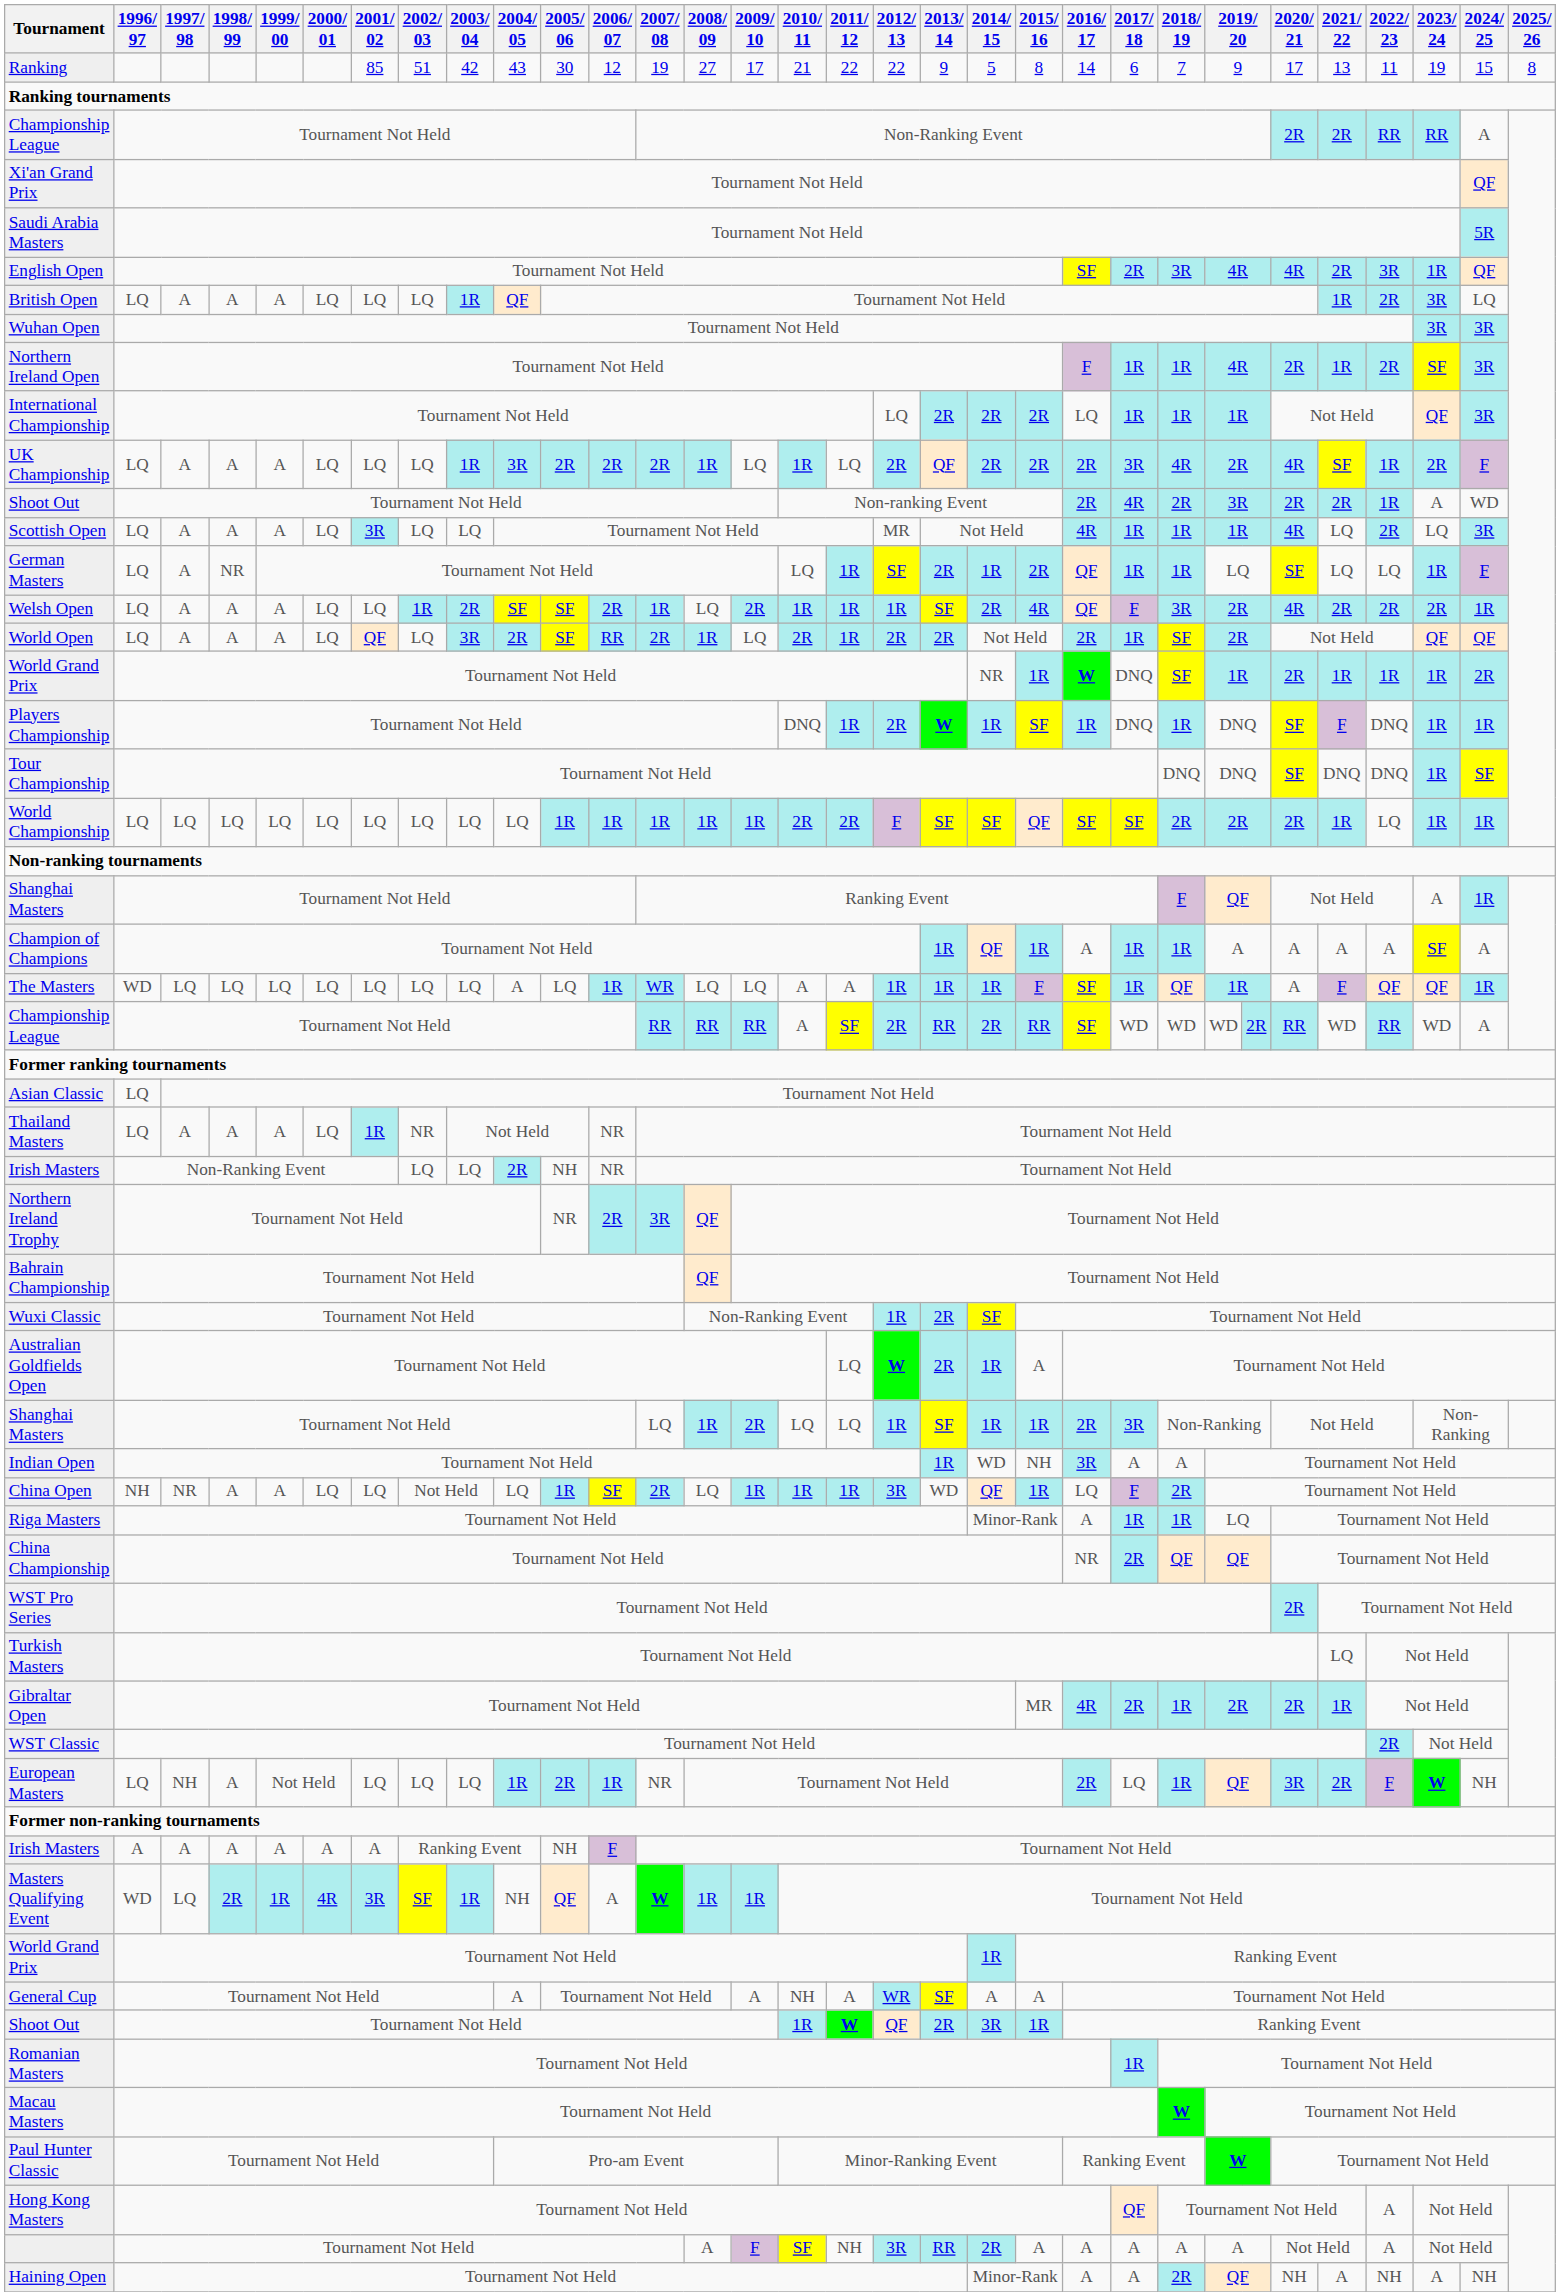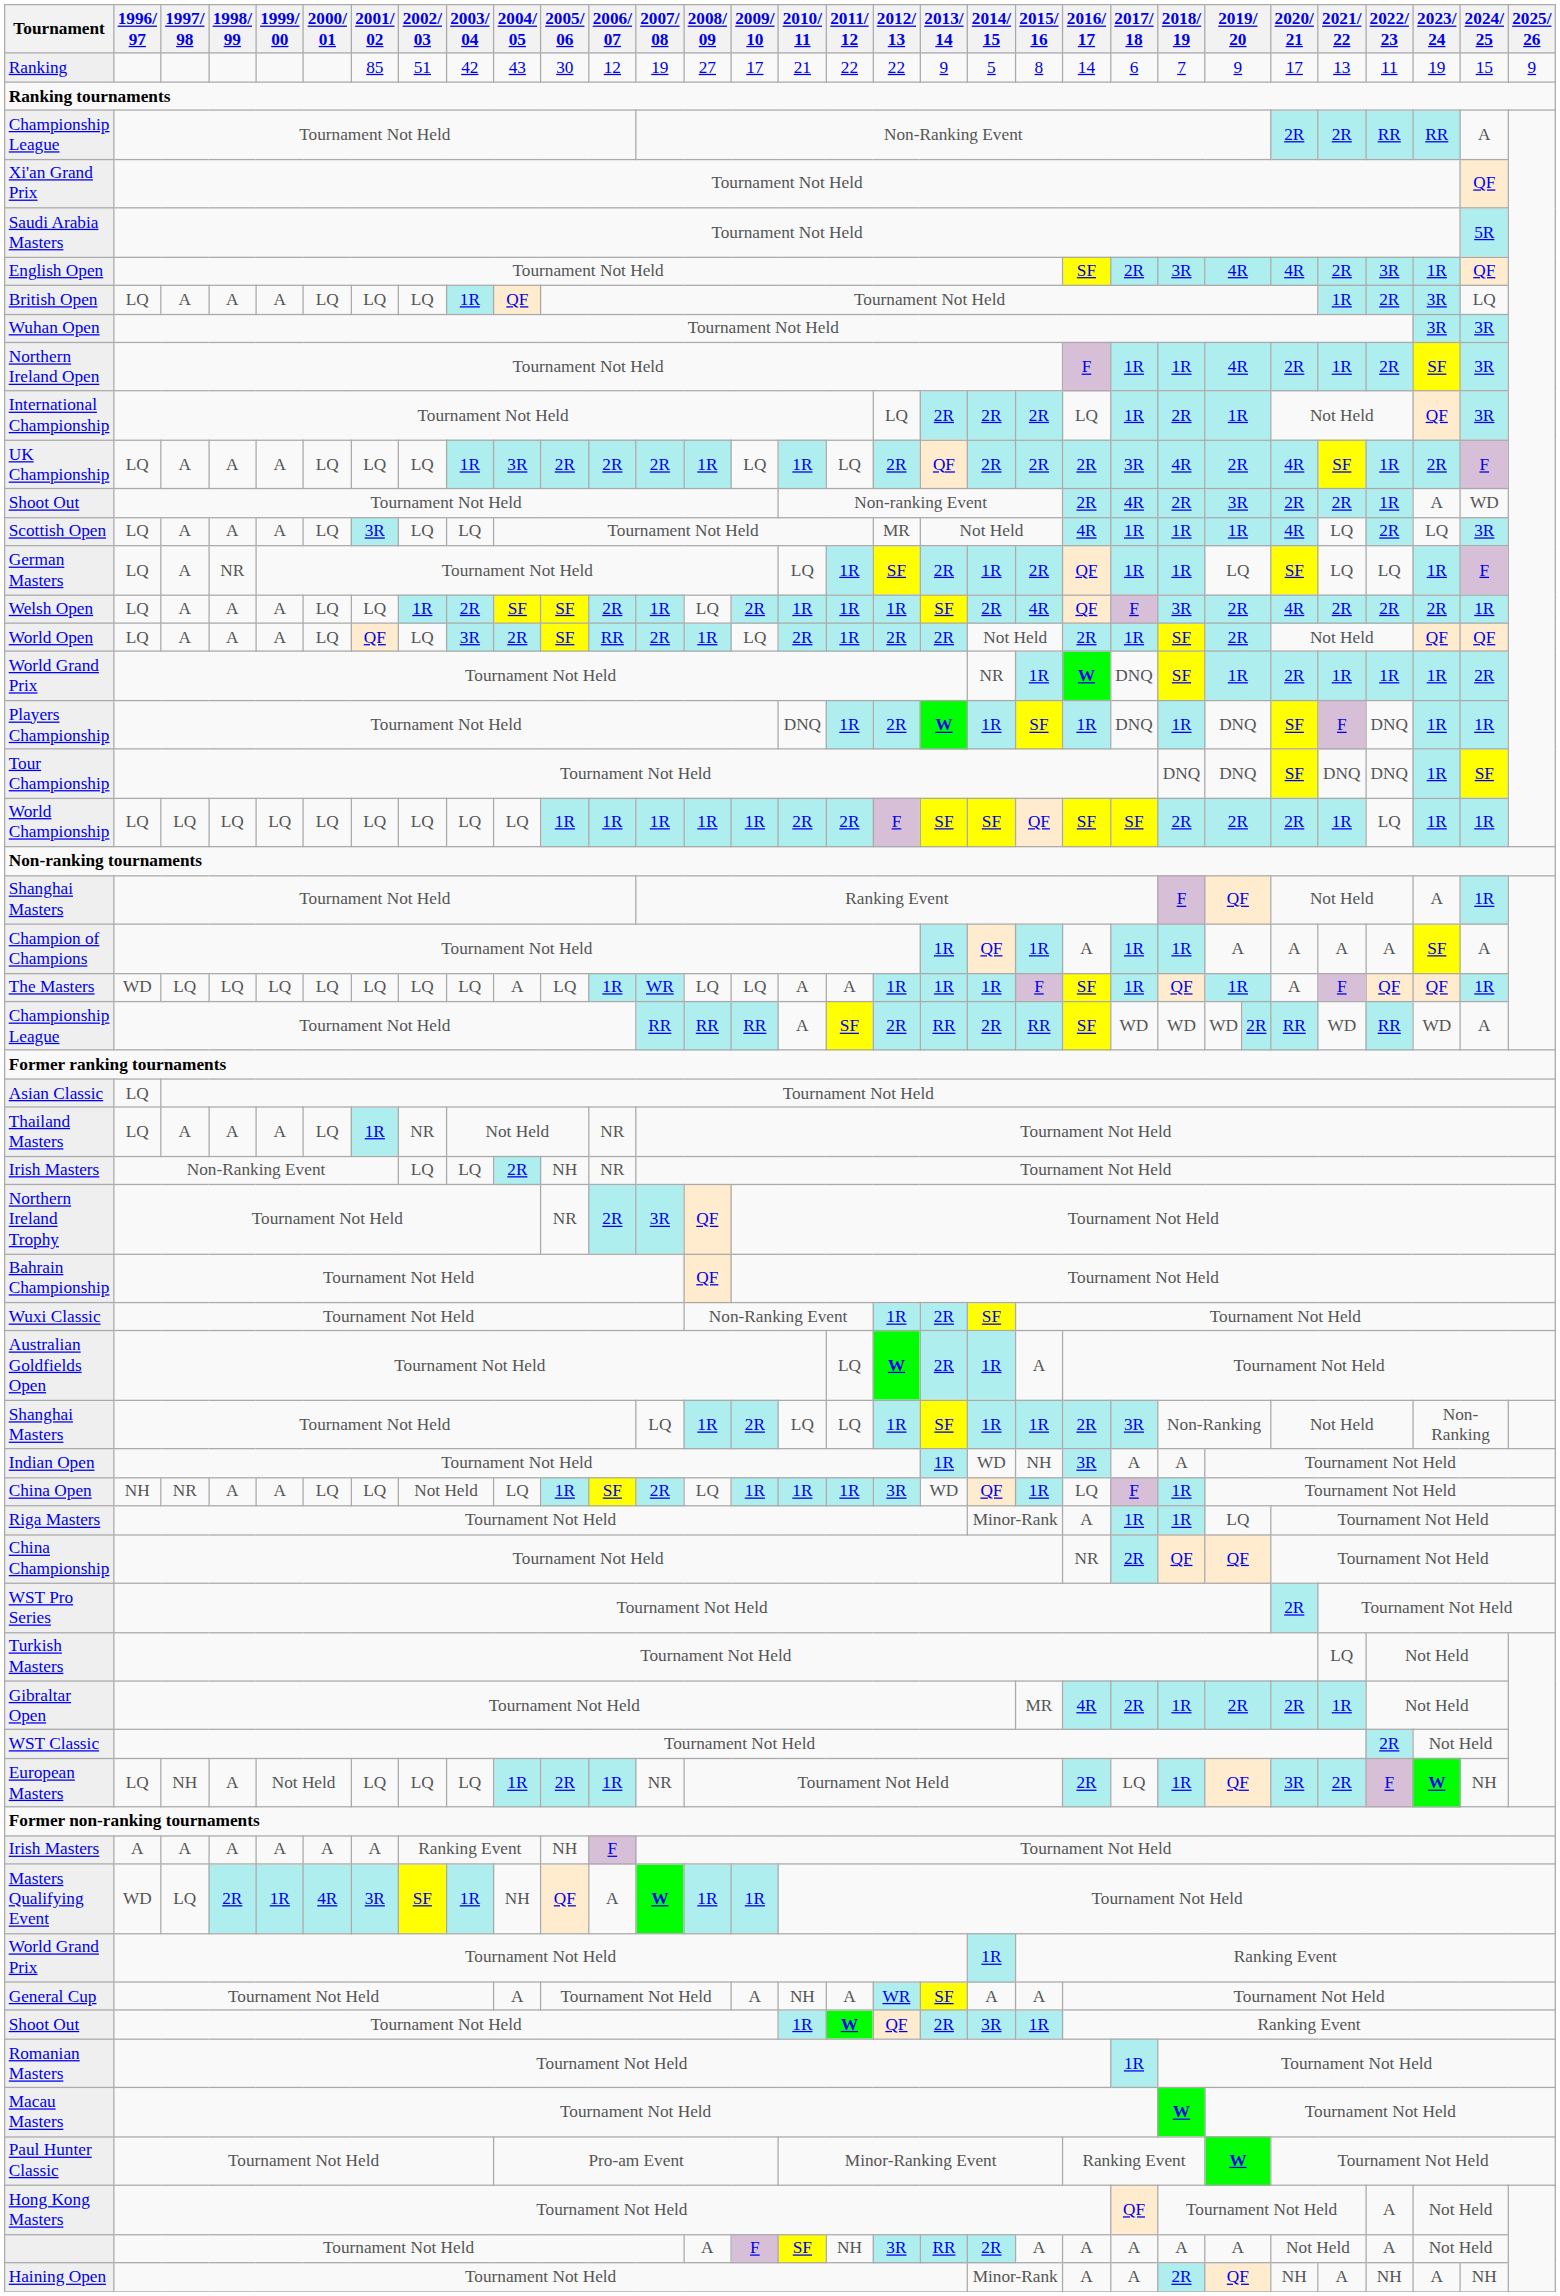(1532, 67) 8 -> (1532, 67) 9
(1181, 415) 1R -> (1181, 415) 2R
(1181, 1491) 2R -> (1181, 1491) 1R
